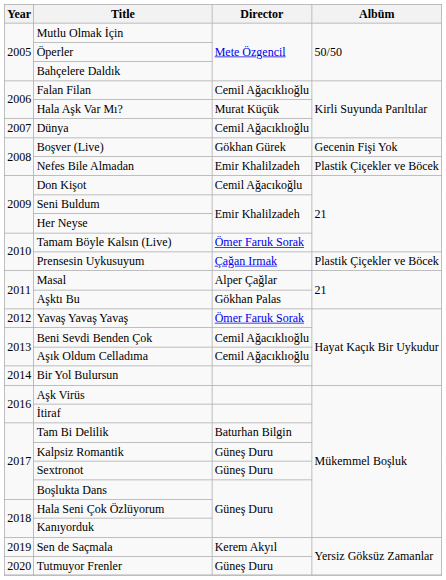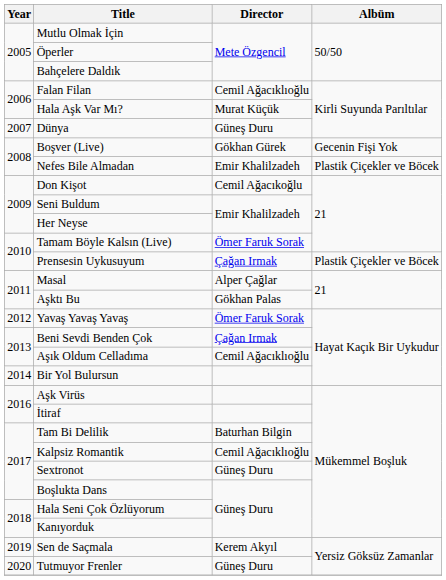(262, 128) Cemil Ağacıklıoğlu -> (244, 128) Güneş Duru
(262, 337) Cemil Ağacıklıoğlu -> (246, 337) Çağan Irmak
(244, 451) Güneş Duru -> (262, 451) Cemil Ağacıklıoğlu
